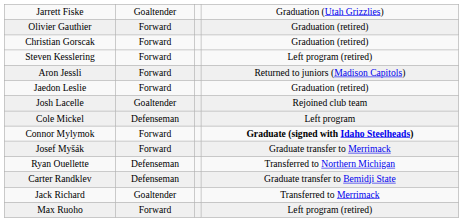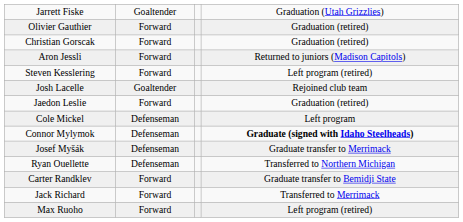rows swapped: (60, 73) <-> (60, 57)
rows swapped: (60, 103) <-> (60, 88)
(155, 133) Forward -> (155, 133) Defenseman
(155, 149) Forward -> (155, 149) Defenseman
(155, 179) Defenseman -> (155, 179) Forward
(155, 194) Goaltender -> (155, 194) Forward
